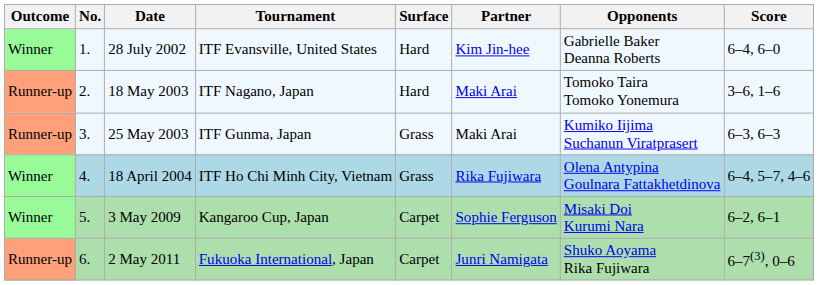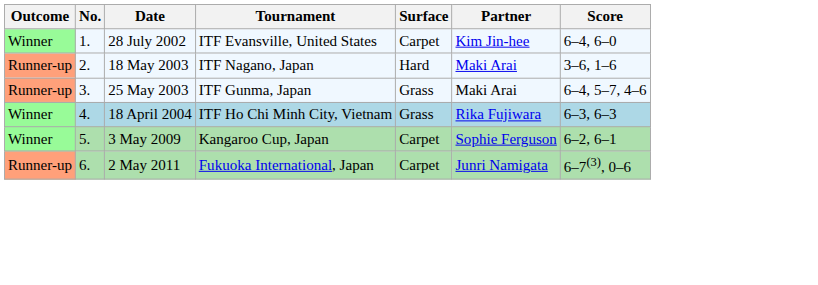- column: (642, 16)
(414, 49) Hard -> (419, 40) Carpet
(754, 133) 6–3, 6–3 -> (605, 89) 6–4, 5–7, 4–6
(769, 175) 6–4, 5–7, 4–6 -> (590, 113) 6–3, 6–3
